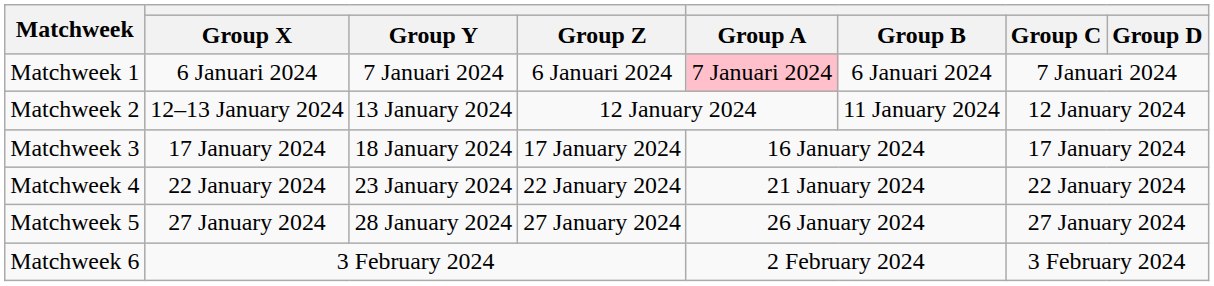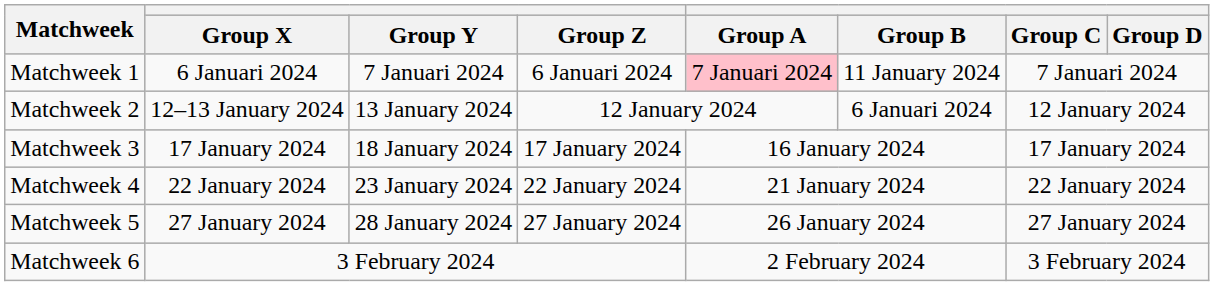(922, 72) 6 Januari 2024 -> (922, 72) 11 January 2024
(922, 110) 11 January 2024 -> (922, 110) 6 Januari 2024
